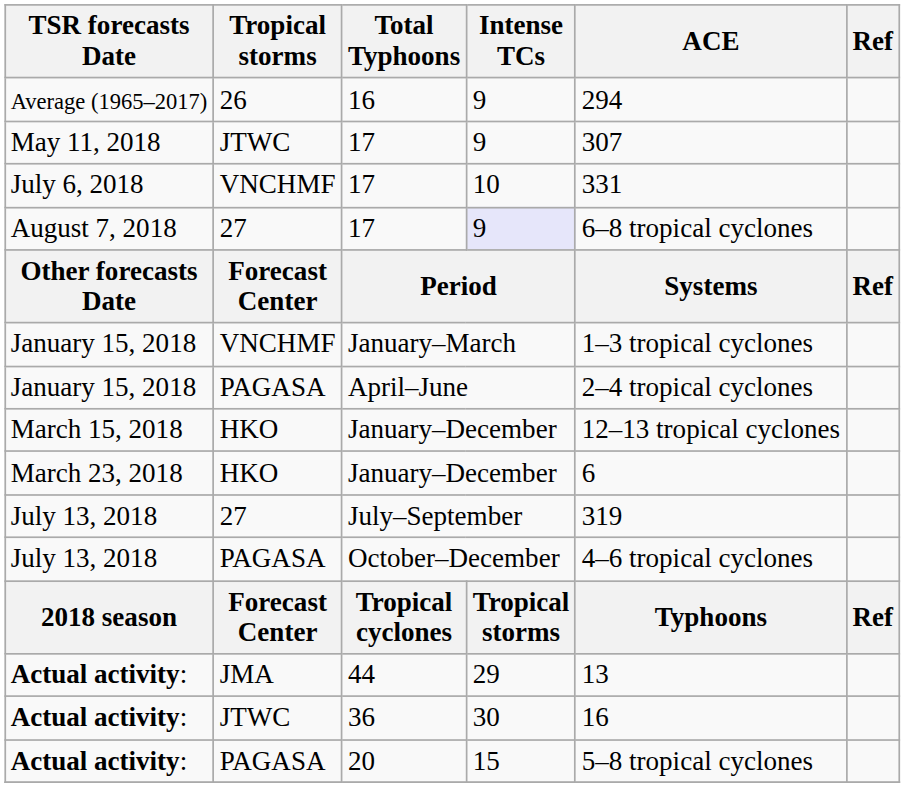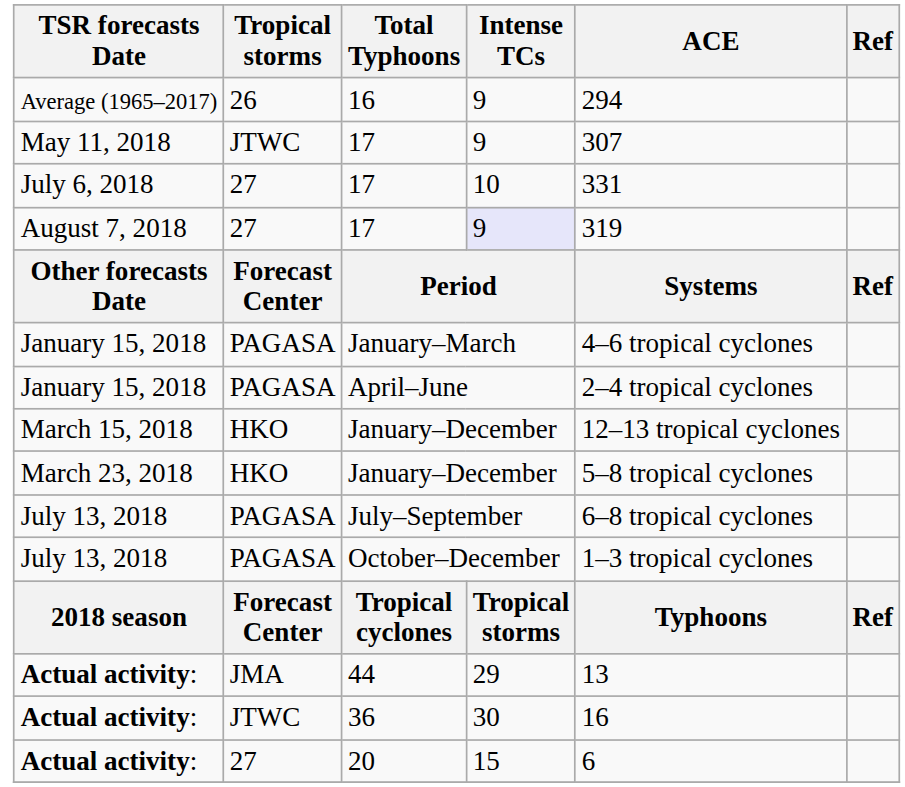(278, 185) VNCHMF -> (243, 185) 27
(697, 227) 6–8 tropical cyclones -> (602, 227) 319
(278, 344) VNCHMF -> (283, 344) PAGASA
(697, 344) 1–3 tropical cyclones -> (697, 344) 4–6 tropical cyclones
(588, 472) 6 -> (697, 472) 5–8 tropical cyclones
(233, 515) 27 -> (283, 515) PAGASA
(602, 515) 319 -> (697, 515) 6–8 tropical cyclones
(697, 558) 4–6 tropical cyclones -> (697, 558) 1–3 tropical cyclones
(273, 760) PAGASA -> (243, 760) 27
(697, 760) 5–8 tropical cyclones -> (588, 760) 6
